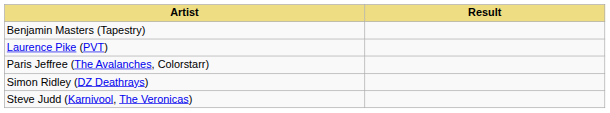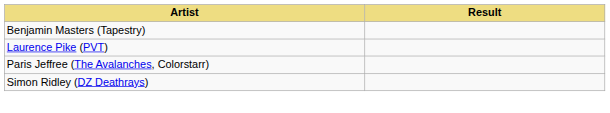- row: (100, 99)
